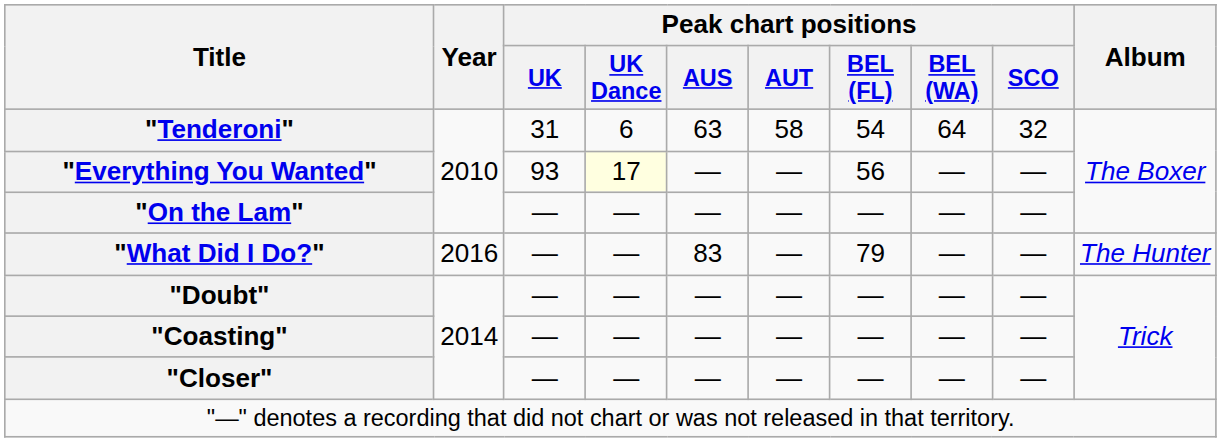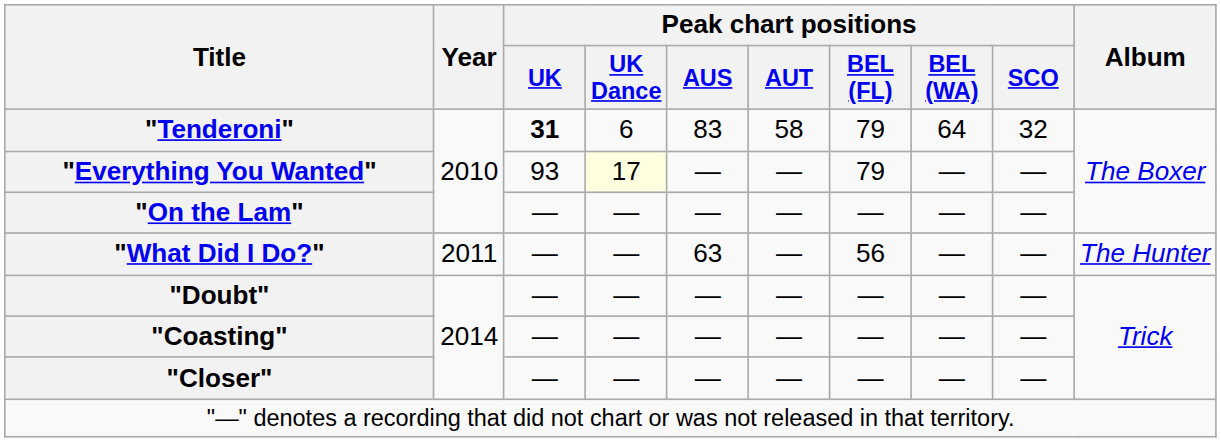(545, 129) normal -> (545, 129) bold
(708, 129) 63 -> (708, 129) 83
(870, 129) 54 -> (870, 129) 79
(870, 171) 56 -> (870, 171) 79
(469, 253) 2016 -> (469, 253) 2011
(708, 253) 83 -> (708, 253) 63
(870, 253) 79 -> (870, 253) 56
